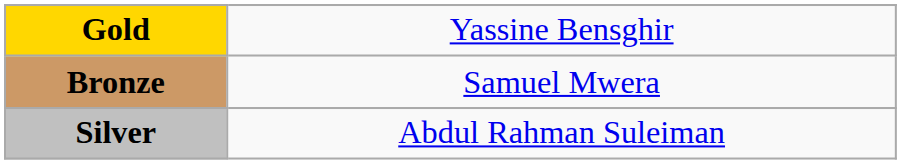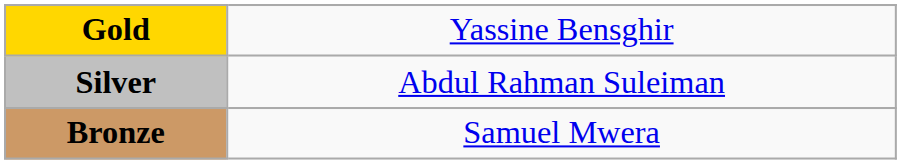rows swapped: (116, 132) <-> (116, 81)
